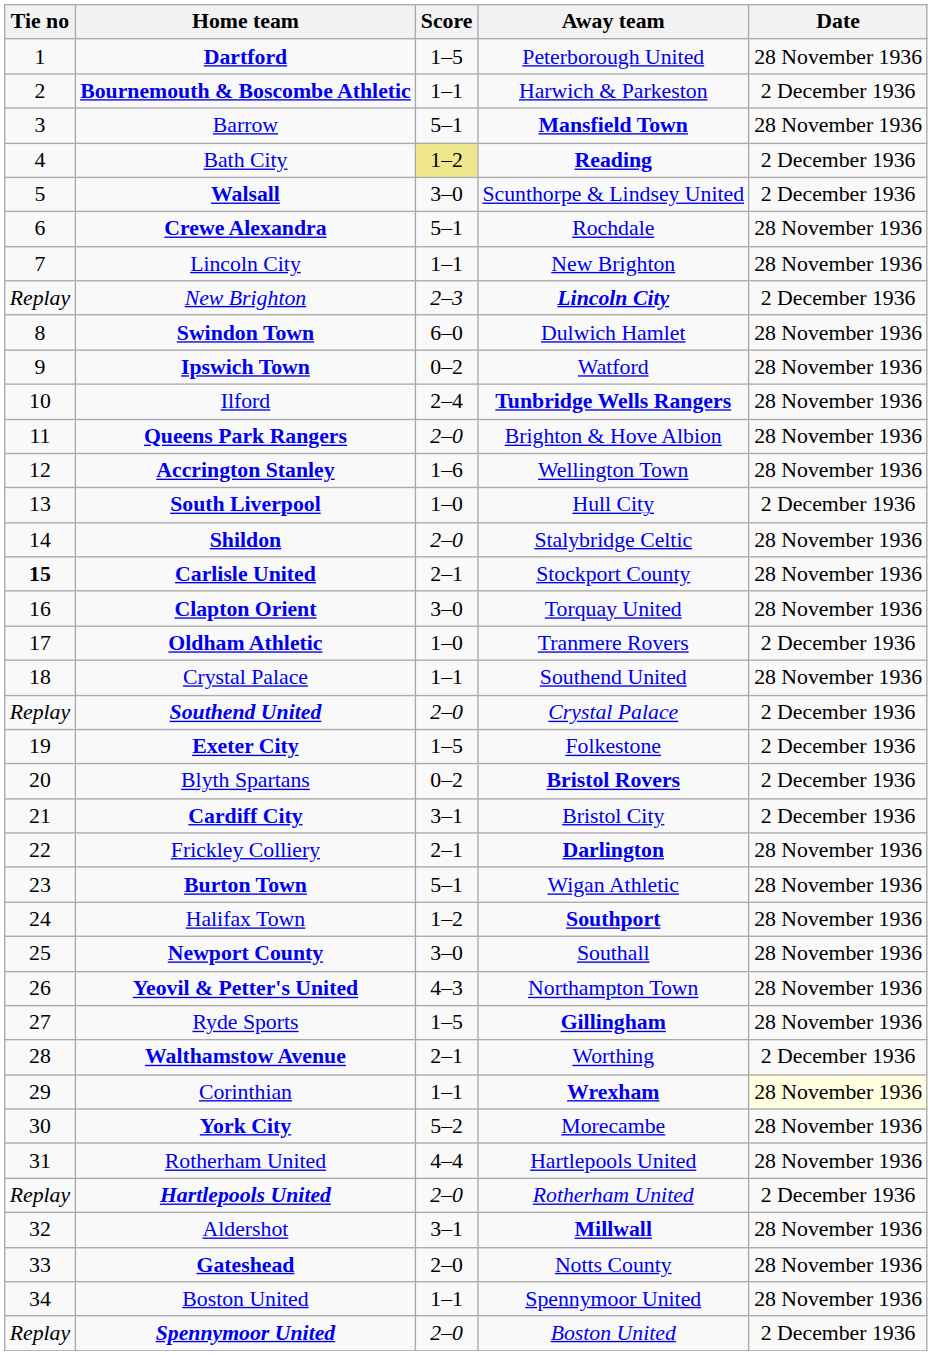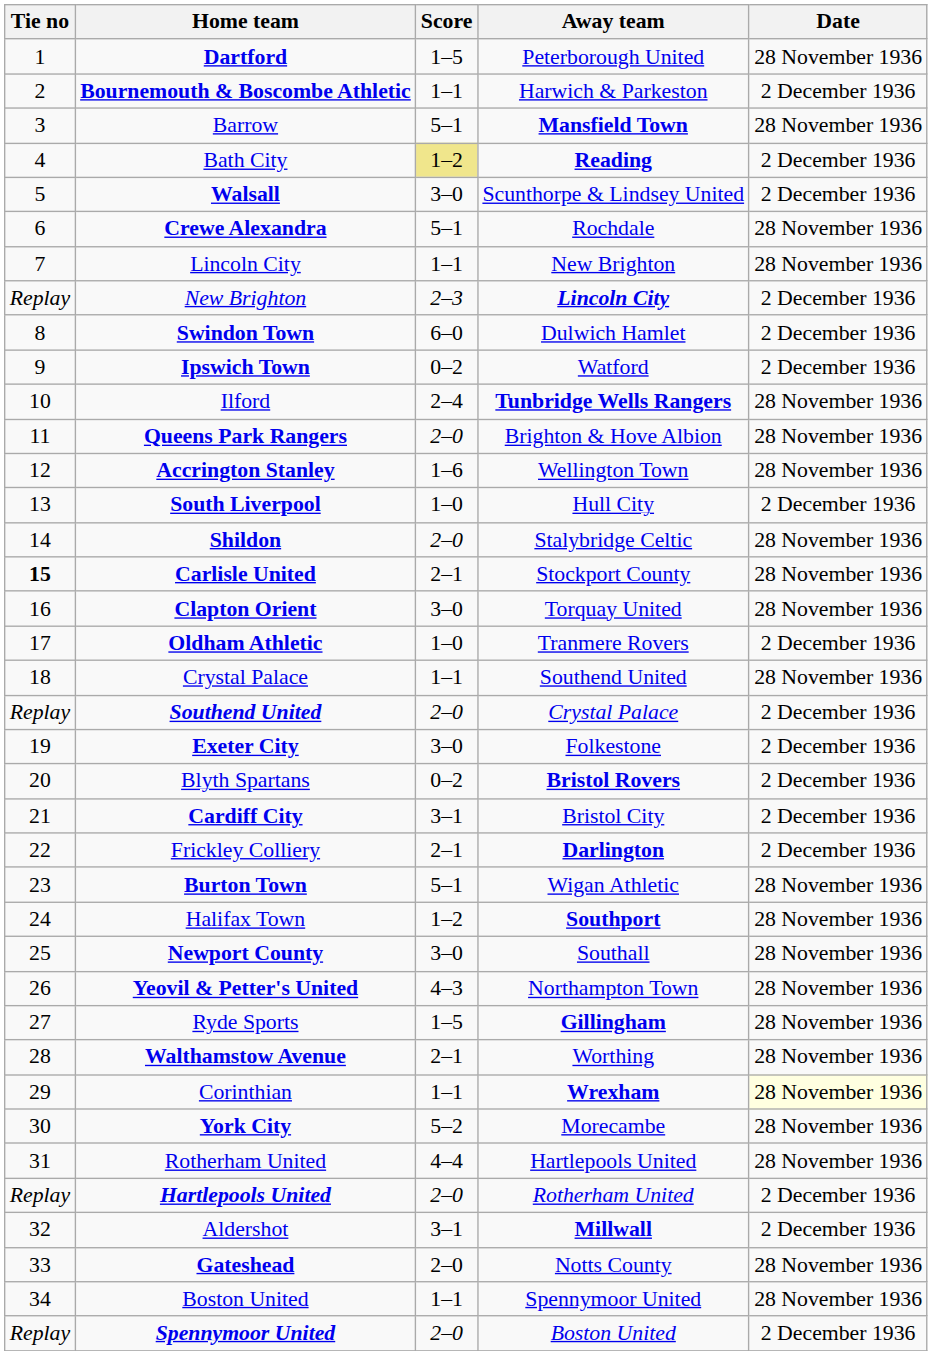(838, 332) 28 November 1936 -> (838, 332) 2 December 1936
(838, 366) 28 November 1936 -> (838, 366) 2 December 1936
(447, 746) 1–5 -> (447, 746) 3–0
(838, 849) 28 November 1936 -> (838, 849) 2 December 1936
(838, 1057) 2 December 1936 -> (838, 1057) 28 November 1936
(838, 1229) 28 November 1936 -> (838, 1229) 2 December 1936
